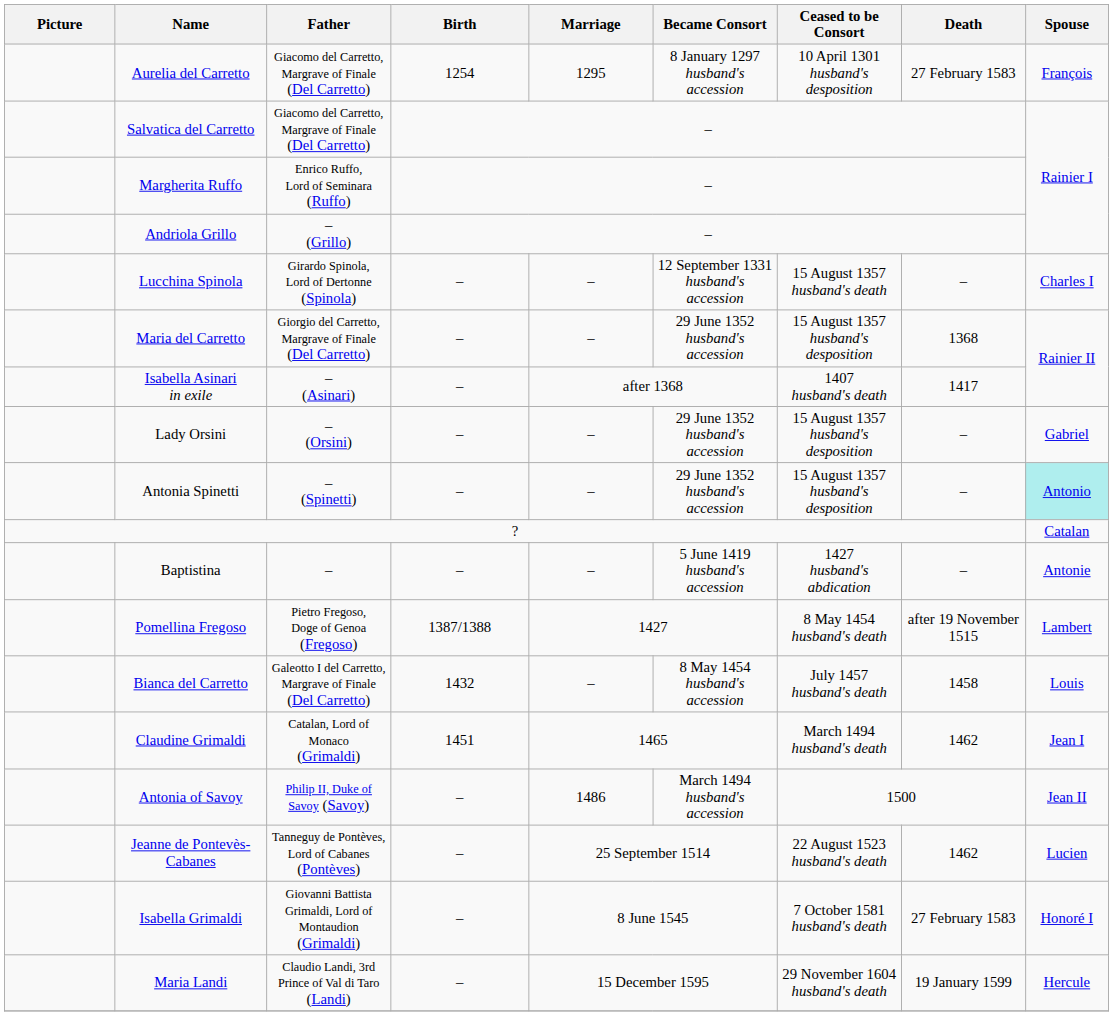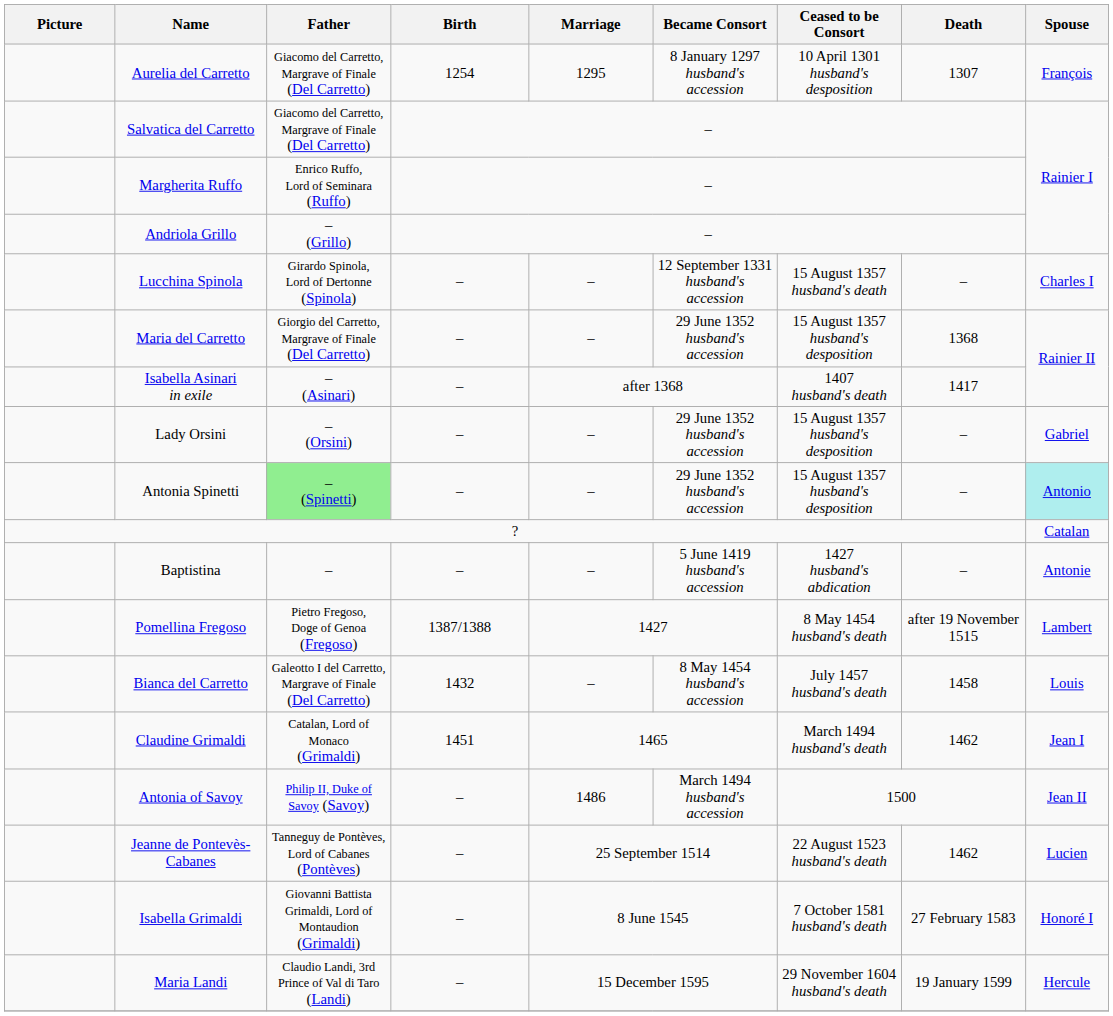(963, 72) 27 February 1583 -> (963, 72) 1307
(329, 491) no background -> (329, 491) lightgreen background
